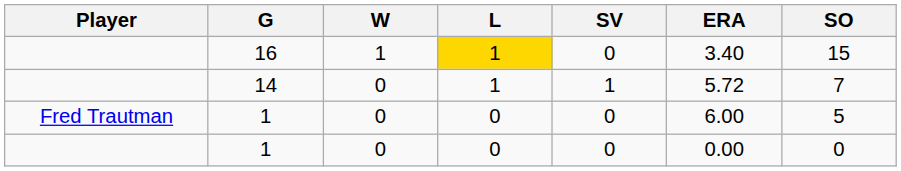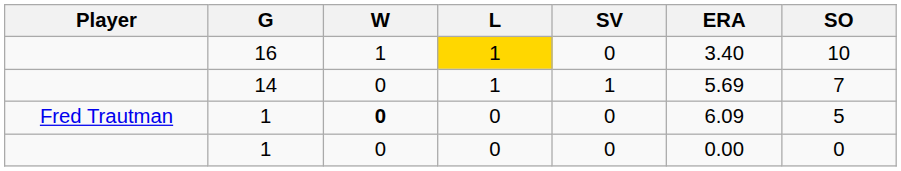(839, 52) 15 -> (839, 52) 10
(724, 85) 5.72 -> (724, 85) 5.69
(380, 117) normal -> (380, 117) bold
(724, 117) 6.00 -> (724, 117) 6.09
